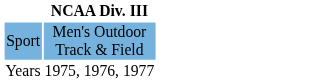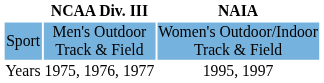+ column: (238, 10)
